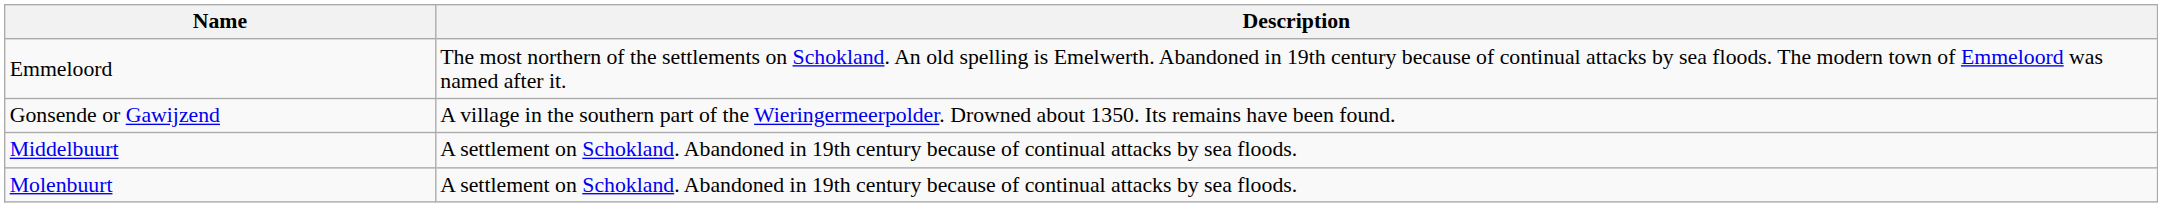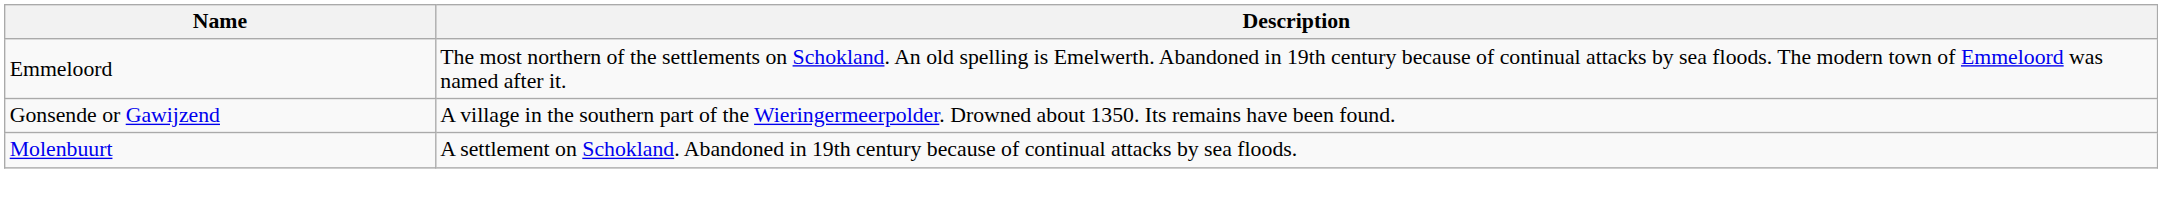- row: (64, 149)
